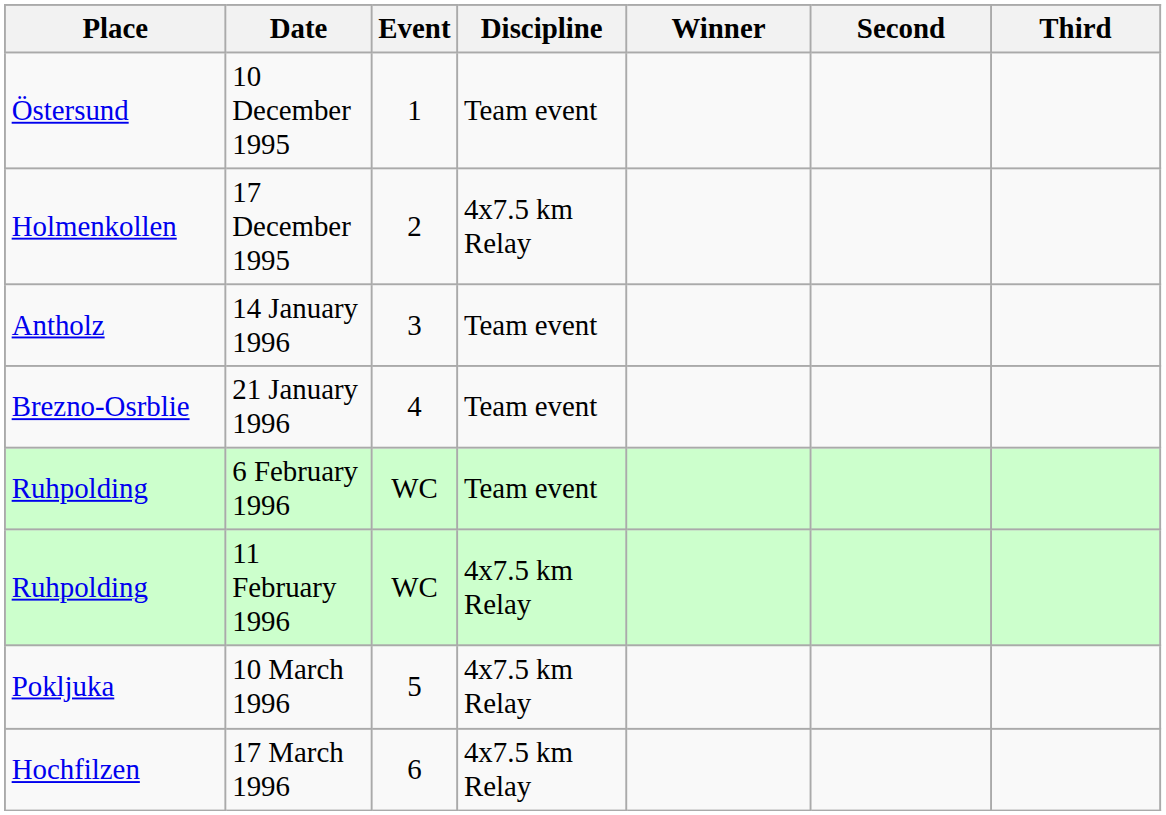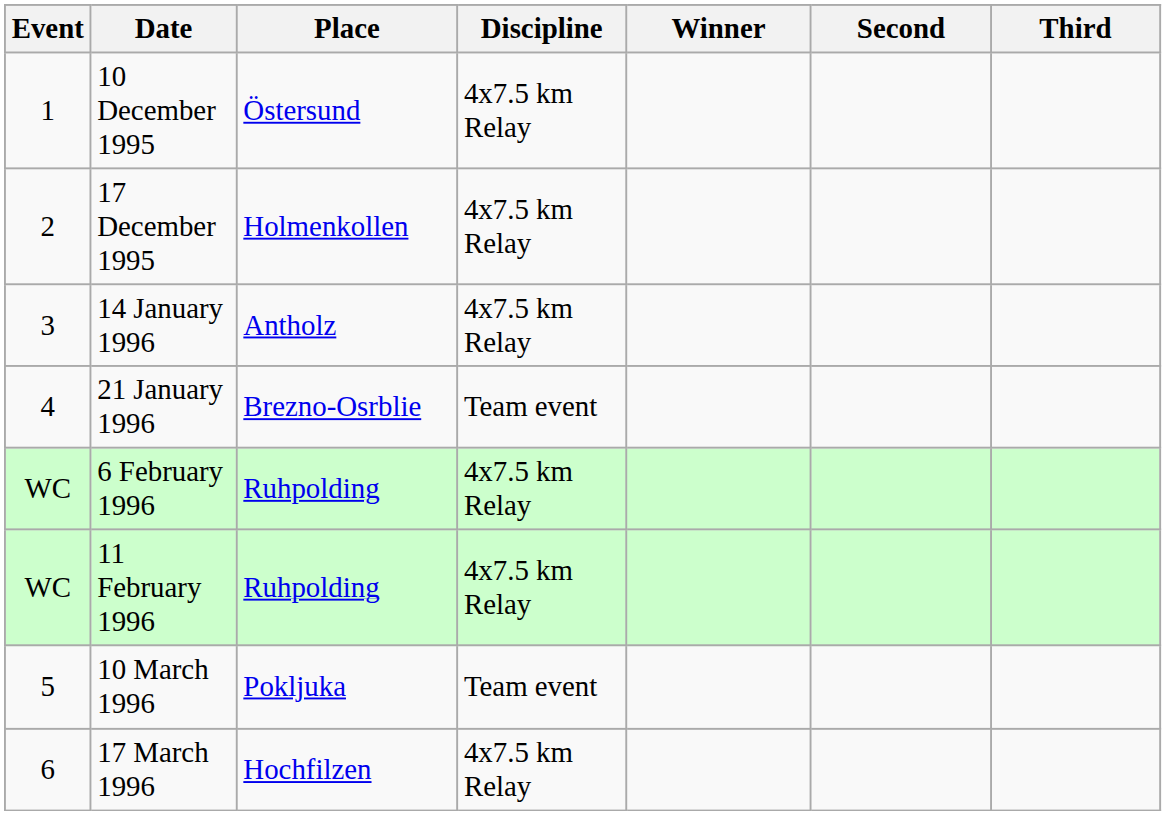columns swapped: (414, 28) <-> (115, 28)
(531, 110) Team event -> (518, 110) 4x7.5 km Relay
(531, 325) Team event -> (518, 325) 4x7.5 km Relay
(531, 488) Team event -> (518, 488) 4x7.5 km Relay
(518, 686) 4x7.5 km Relay -> (531, 686) Team event
